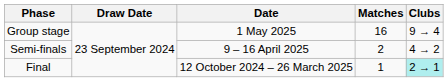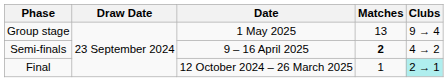(381, 31) 16 -> (381, 31) 13
(381, 49) normal -> (381, 49) bold
